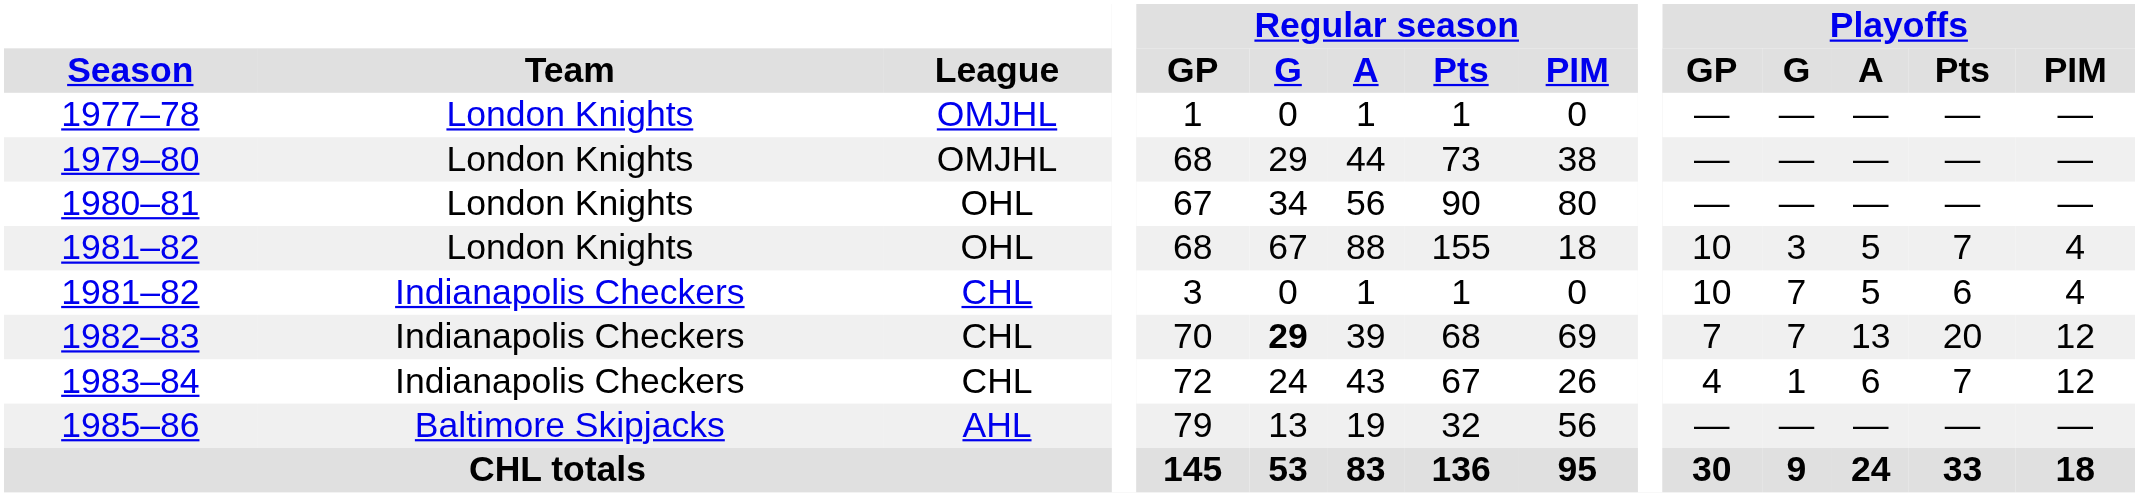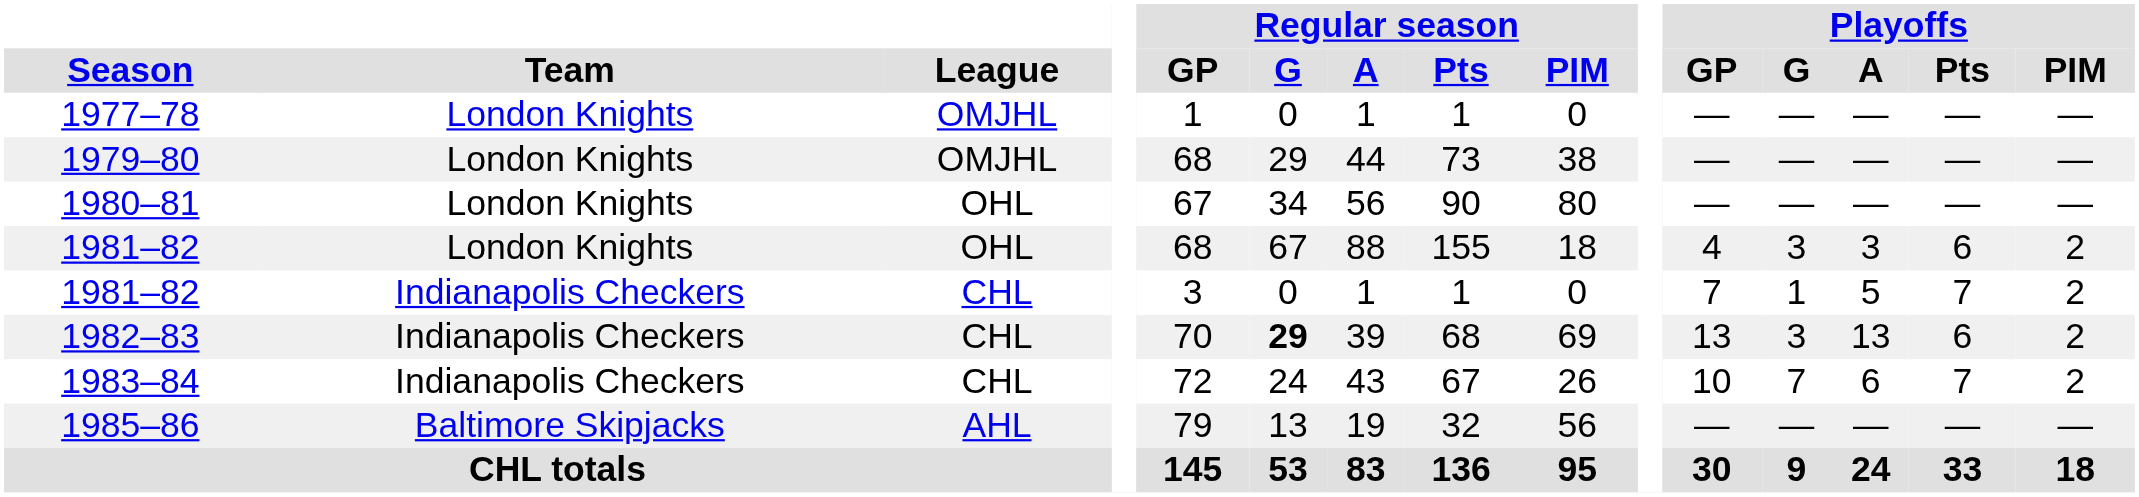(1712, 247) 10 -> (1712, 247) 4
(1871, 247) 5 -> (1871, 247) 3
(1962, 247) 7 -> (1962, 247) 6
(2075, 247) 4 -> (2075, 247) 2
(1712, 291) 10 -> (1712, 291) 7
(1796, 291) 7 -> (1796, 291) 1
(1962, 291) 6 -> (1962, 291) 7
(2075, 291) 4 -> (2075, 291) 2
(1712, 336) 7 -> (1712, 336) 13
(1796, 336) 7 -> (1796, 336) 3
(1962, 336) 20 -> (1962, 336) 6
(2075, 336) 12 -> (2075, 336) 2
(1712, 380) 4 -> (1712, 380) 10
(1796, 380) 1 -> (1796, 380) 7
(2075, 380) 12 -> (2075, 380) 2
